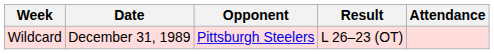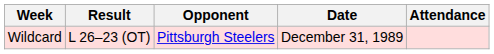columns swapped: (129, 15) <-> (362, 15)
